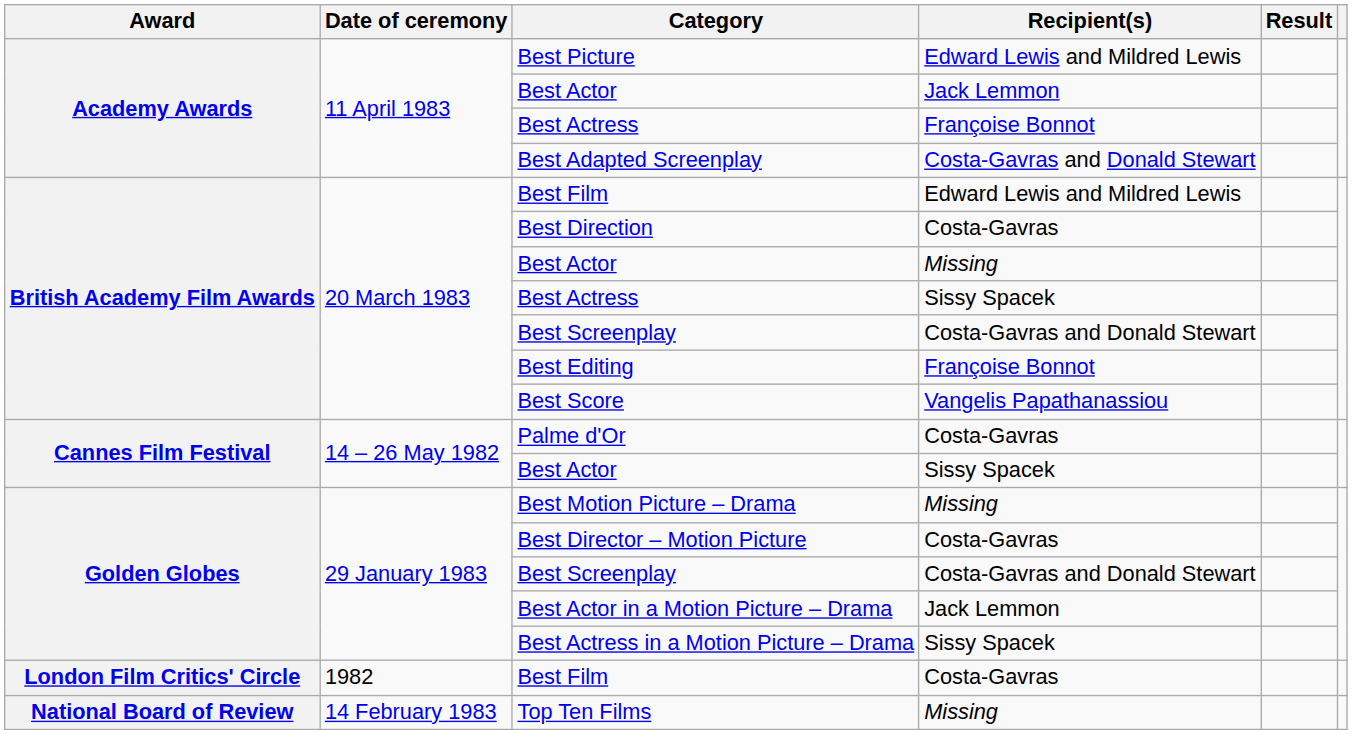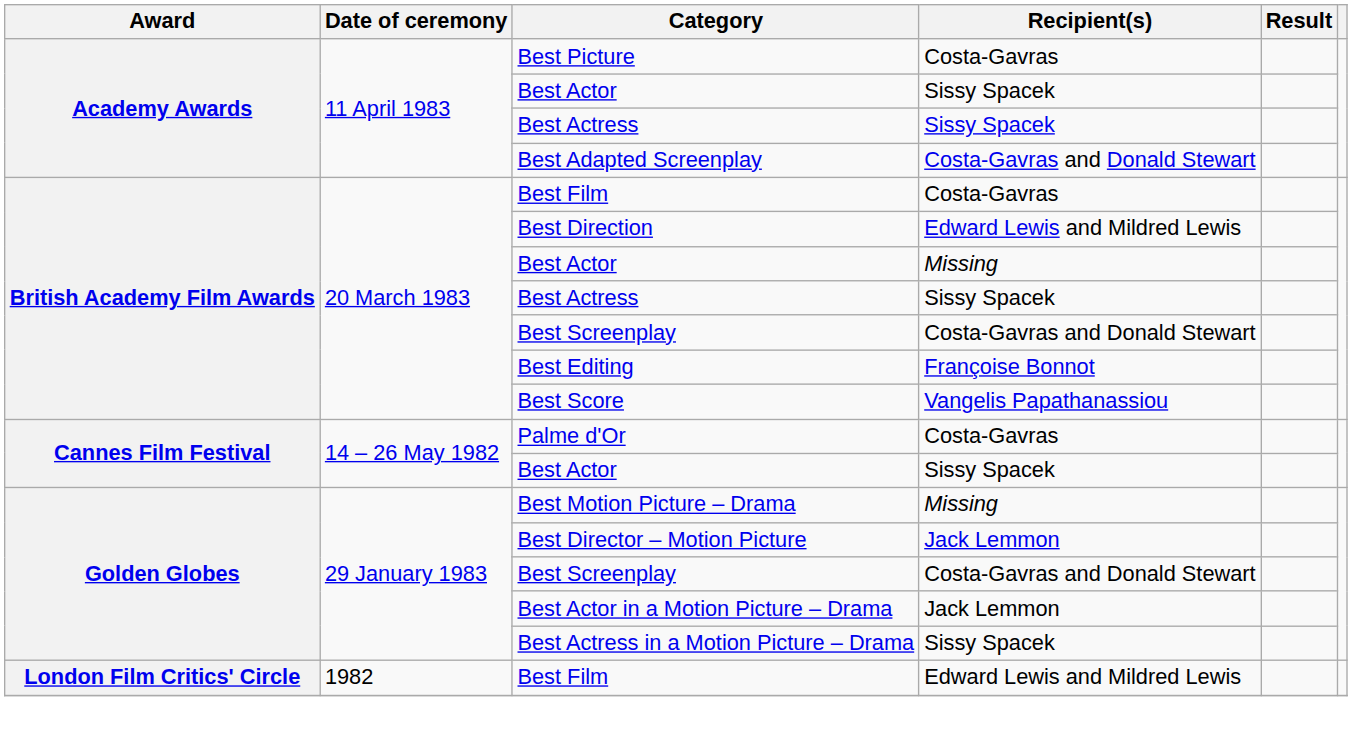(1083, 56) Edward Lewis and Mildred Lewis -> (991, 56) Costa-Gavras
(992, 90) Jack Lemmon -> (990, 90) Sissy Spacek
(1009, 125) Françoise Bonnot -> (990, 125) Sissy Spacek
(1083, 194) Edward Lewis and Mildred Lewis -> (991, 194) Costa-Gavras
(991, 228) Costa-Gavras -> (1083, 228) Edward Lewis and Mildred Lewis
(991, 539) Costa-Gavras -> (992, 539) Jack Lemmon
(991, 677) Costa-Gavras -> (1083, 677) Edward Lewis and Mildred Lewis
- row: (162, 711)
